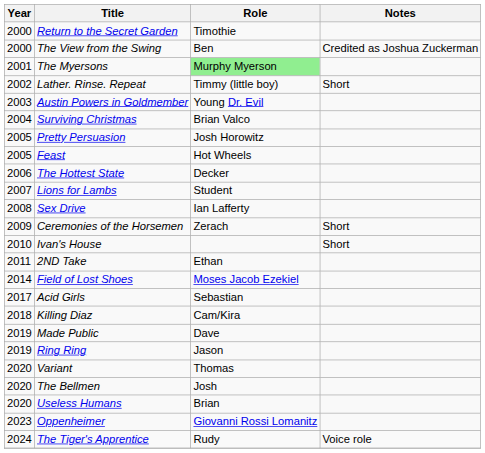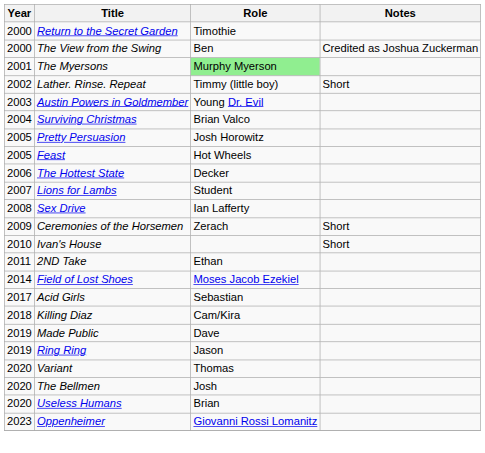- row: (93, 439)
